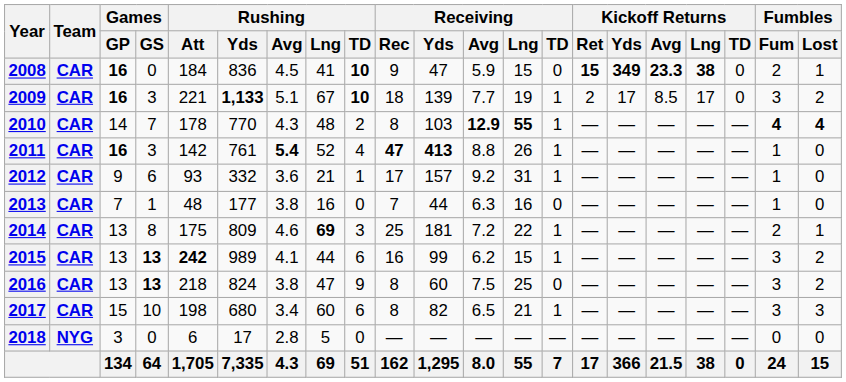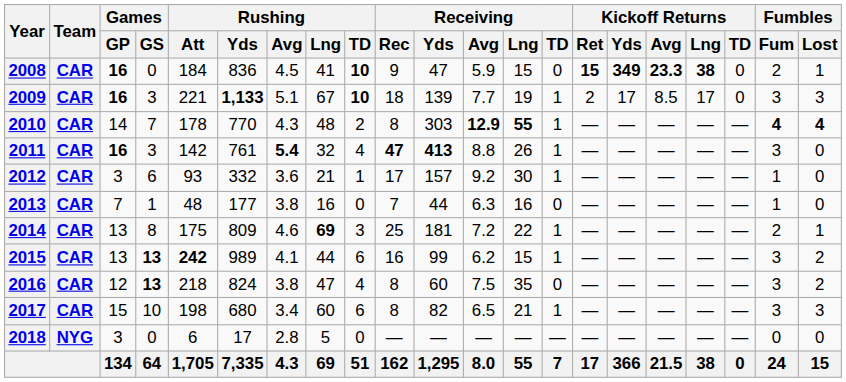(820, 97) 2 -> (820, 97) 3
(438, 124) 103 -> (438, 124) 303
(326, 151) 52 -> (326, 151) 32
(777, 151) 1 -> (777, 151) 3
(118, 177) 9 -> (118, 177) 3
(523, 177) 31 -> (523, 177) 30
(118, 284) 13 -> (118, 284) 12
(360, 284) 9 -> (360, 284) 4
(523, 284) 25 -> (523, 284) 35
